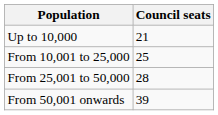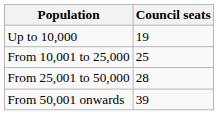(142, 36) 21 -> (142, 36) 19
